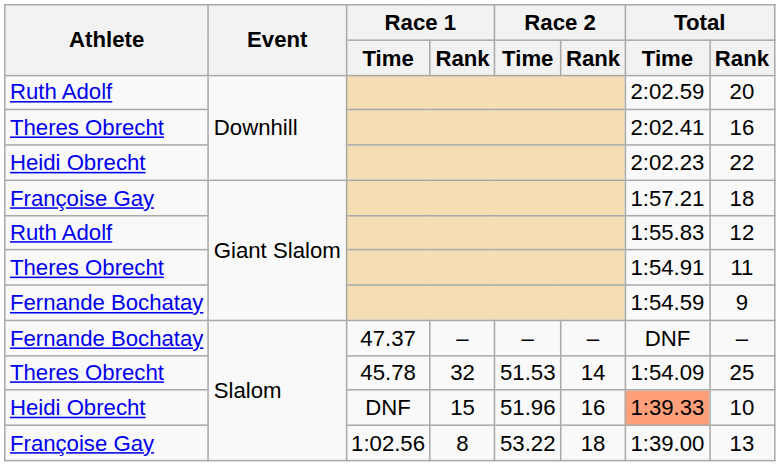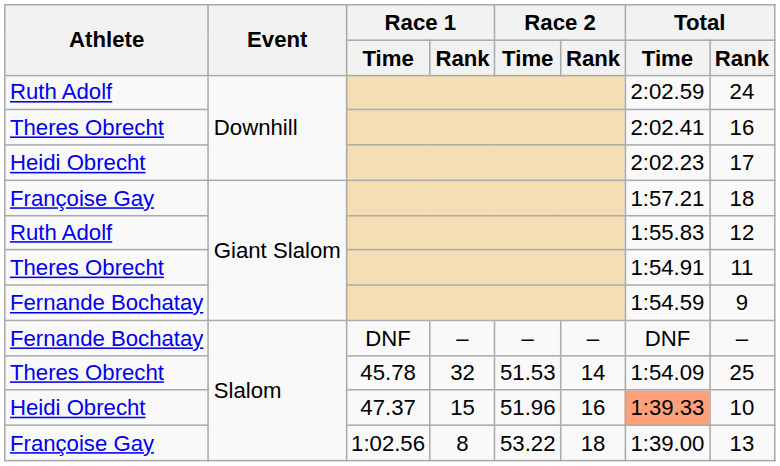(742, 93) 20 -> (742, 93) 24
(742, 163) 22 -> (742, 163) 17
(388, 338) 47.37 -> (388, 338) DNF
(388, 408) DNF -> (388, 408) 47.37
